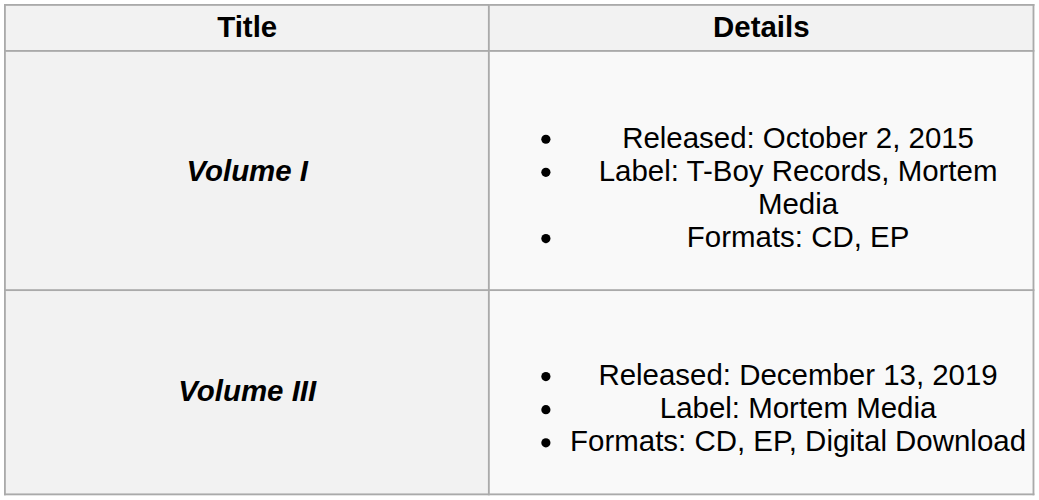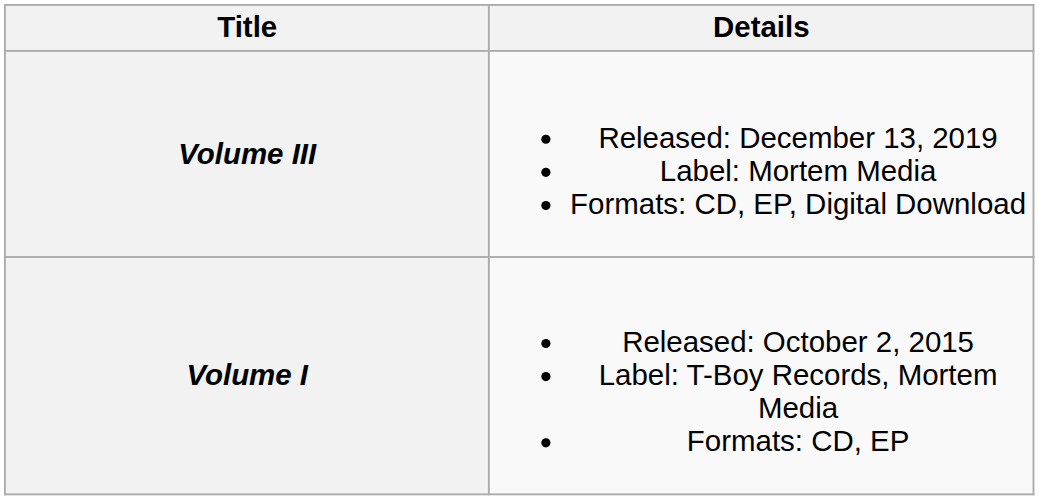rows swapped: (247, 170) <-> (247, 391)
